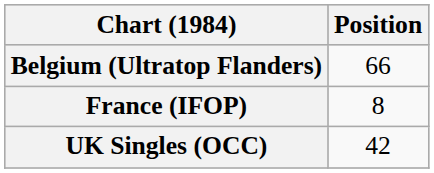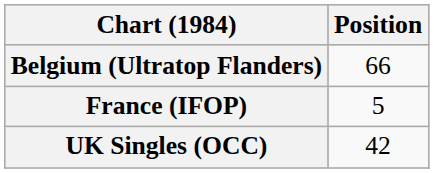(378, 106) 8 -> (378, 106) 5
